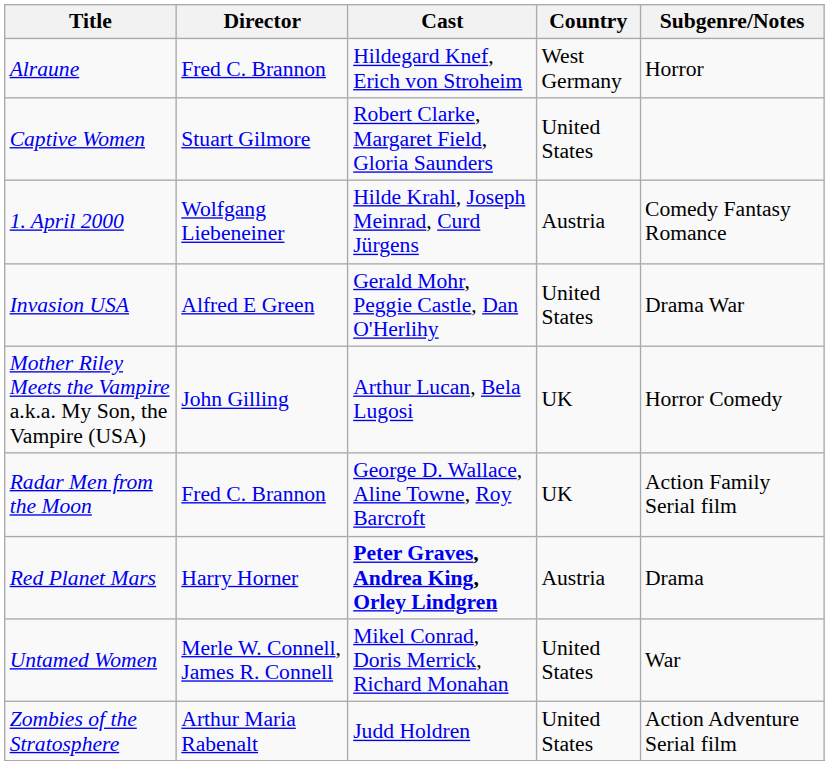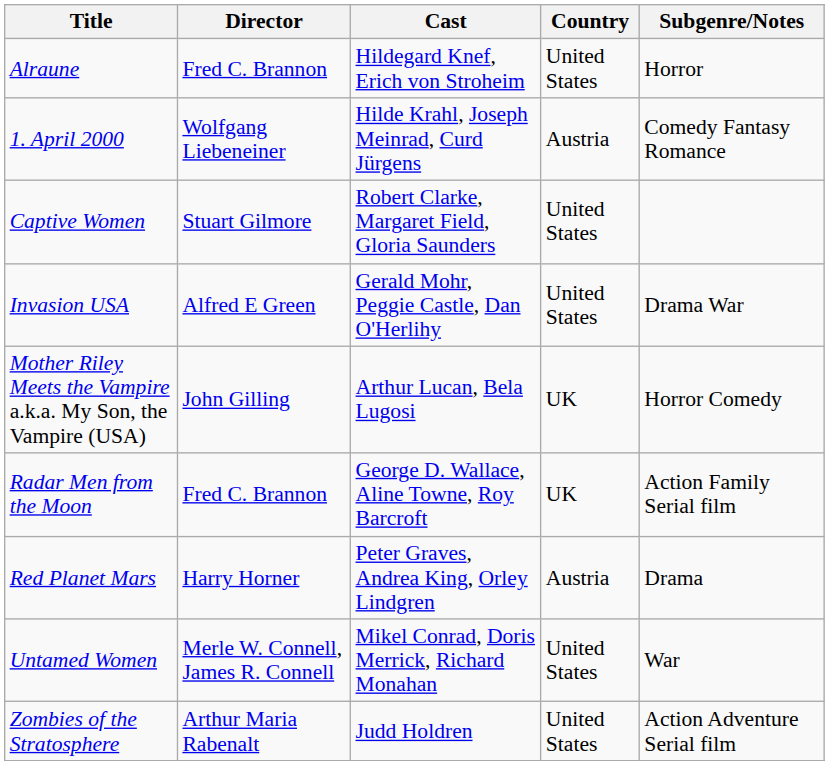(582, 68) West Germany -> (575, 68) United States
rows swapped: (67, 221) <-> (77, 138)
(425, 577) bold -> (442, 577) normal
